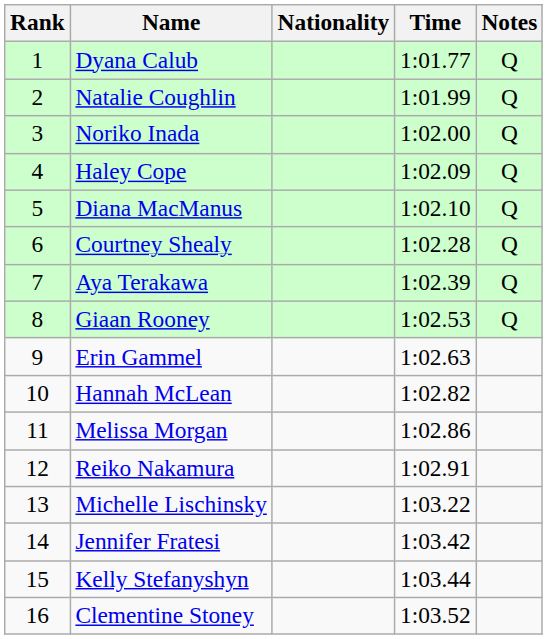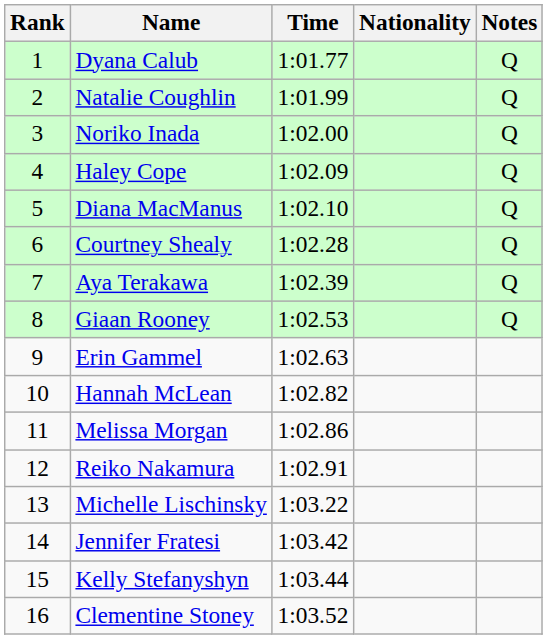columns swapped: (333, 23) <-> (435, 23)
